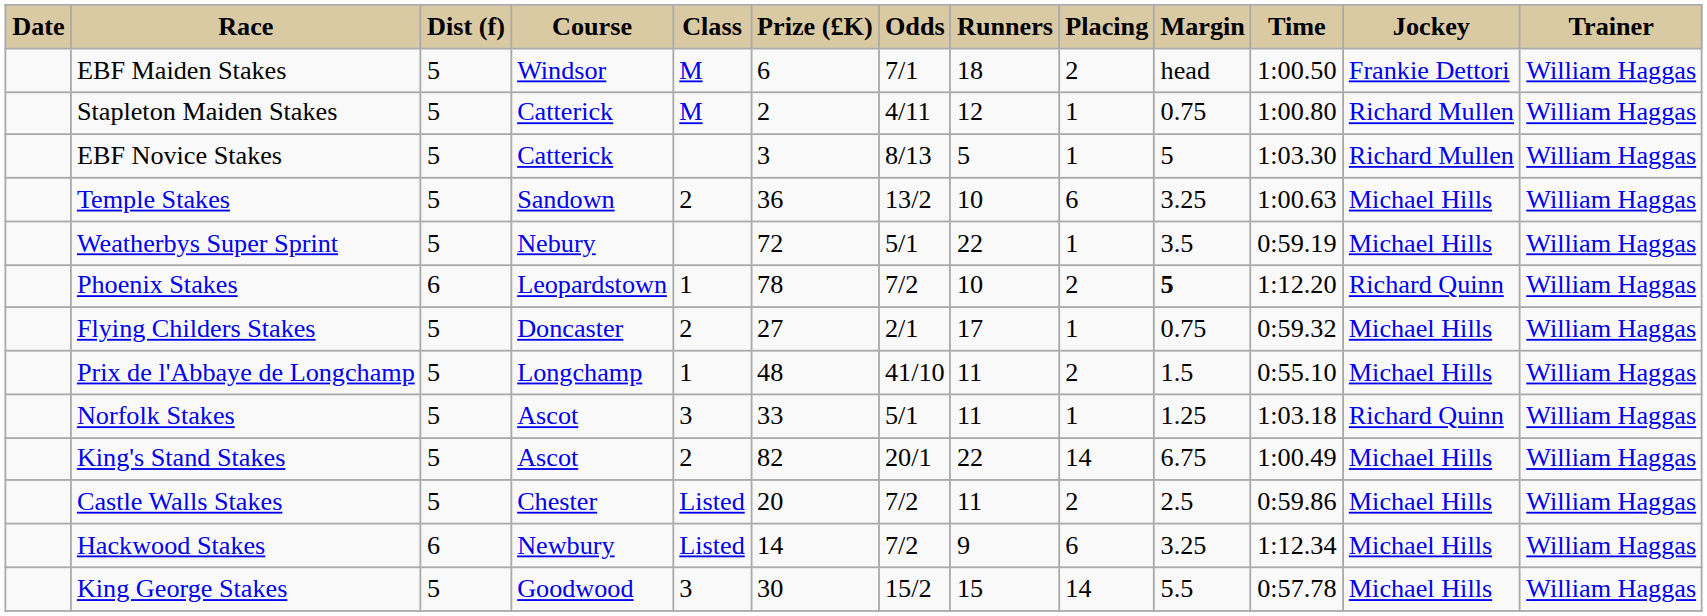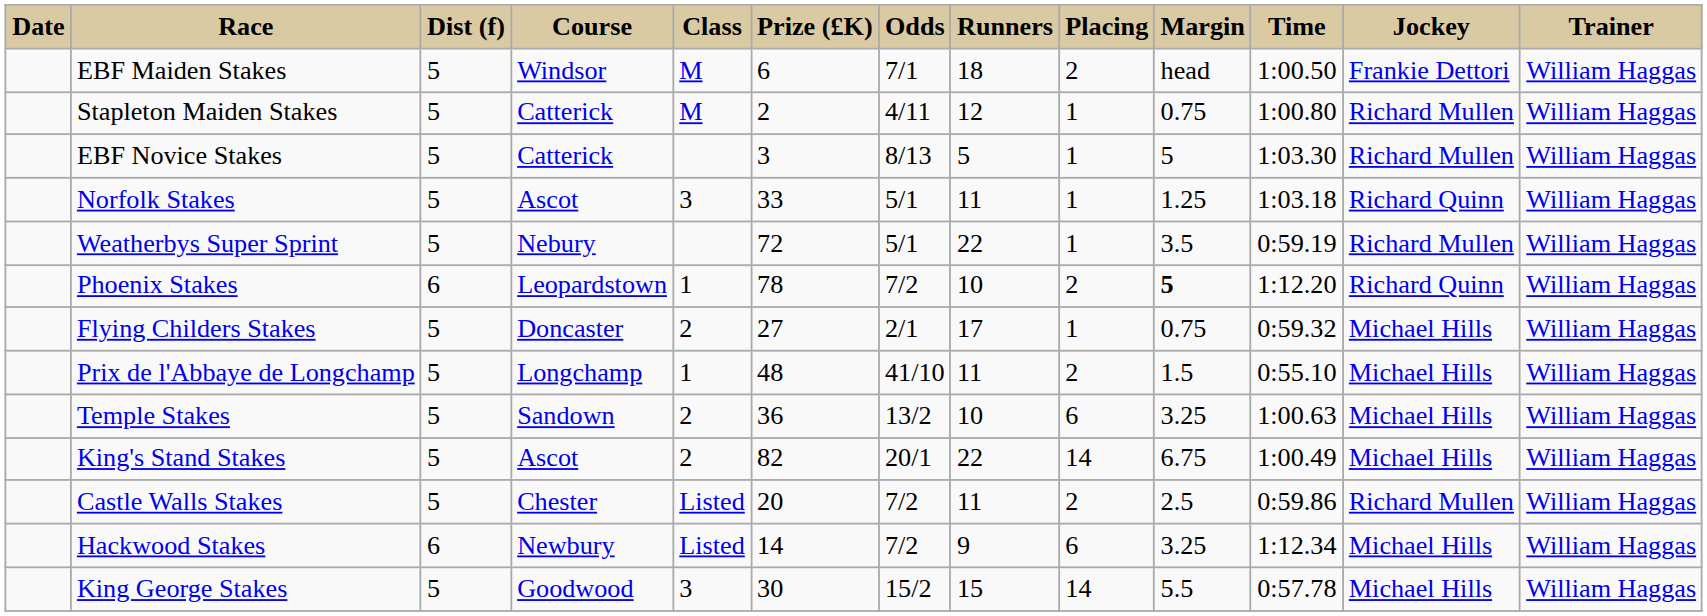rows swapped: (156, 415) <-> (153, 199)
(1420, 242) Michael Hills -> (1431, 242) Richard Mullen
(1420, 501) Michael Hills -> (1431, 501) Richard Mullen
